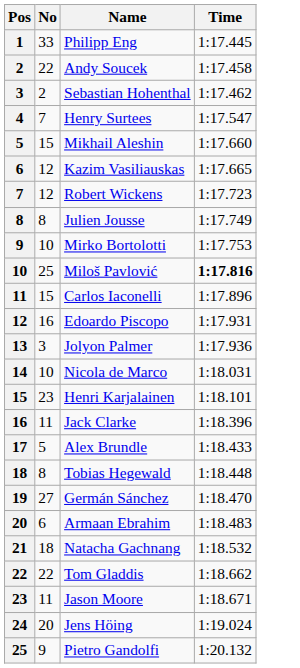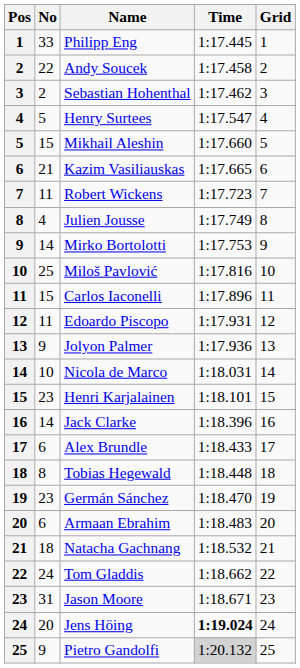+ column: (276, 17)
(42, 118) 7 -> (42, 118) 5
(46, 169) 12 -> (46, 169) 21
(46, 194) 12 -> (46, 194) 11
(42, 219) 8 -> (42, 219) 4
(46, 245) 10 -> (46, 245) 14
(225, 270) bold -> (225, 270) normal
(46, 321) 16 -> (46, 321) 11
(42, 346) 3 -> (42, 346) 9
(46, 422) 11 -> (46, 422) 14
(42, 447) 5 -> (42, 447) 6
(46, 498) 27 -> (46, 498) 23
(46, 574) 22 -> (46, 574) 24
(46, 599) 11 -> (46, 599) 31
(225, 624) normal -> (225, 624) bold
(225, 650) no background -> (225, 650) lightgrey background
